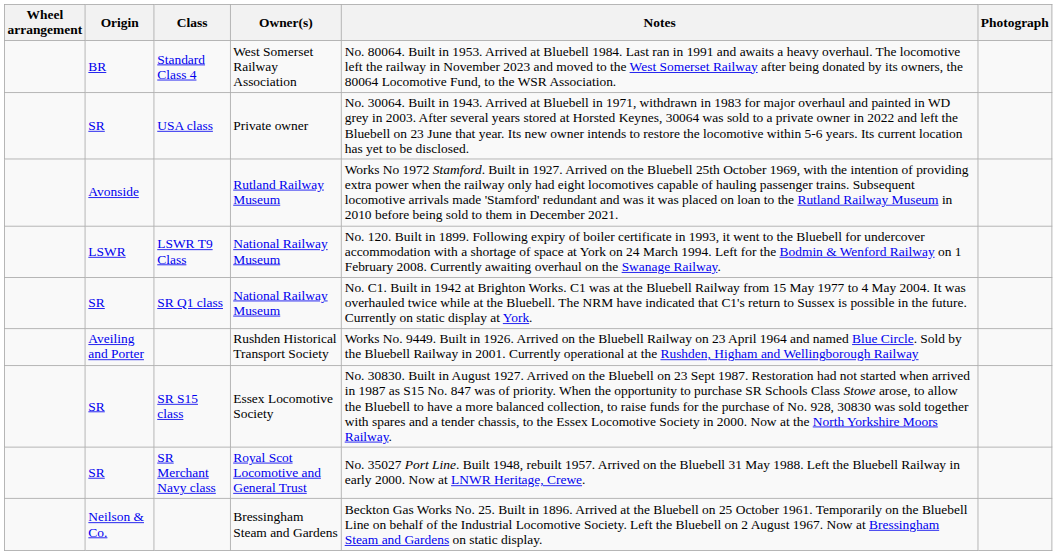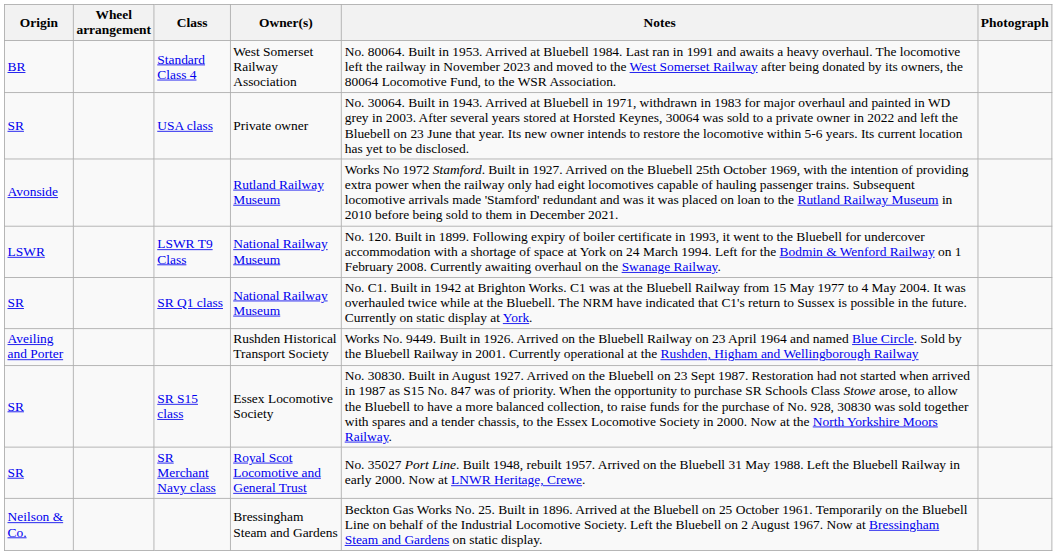columns swapped: (120, 22) <-> (45, 22)
